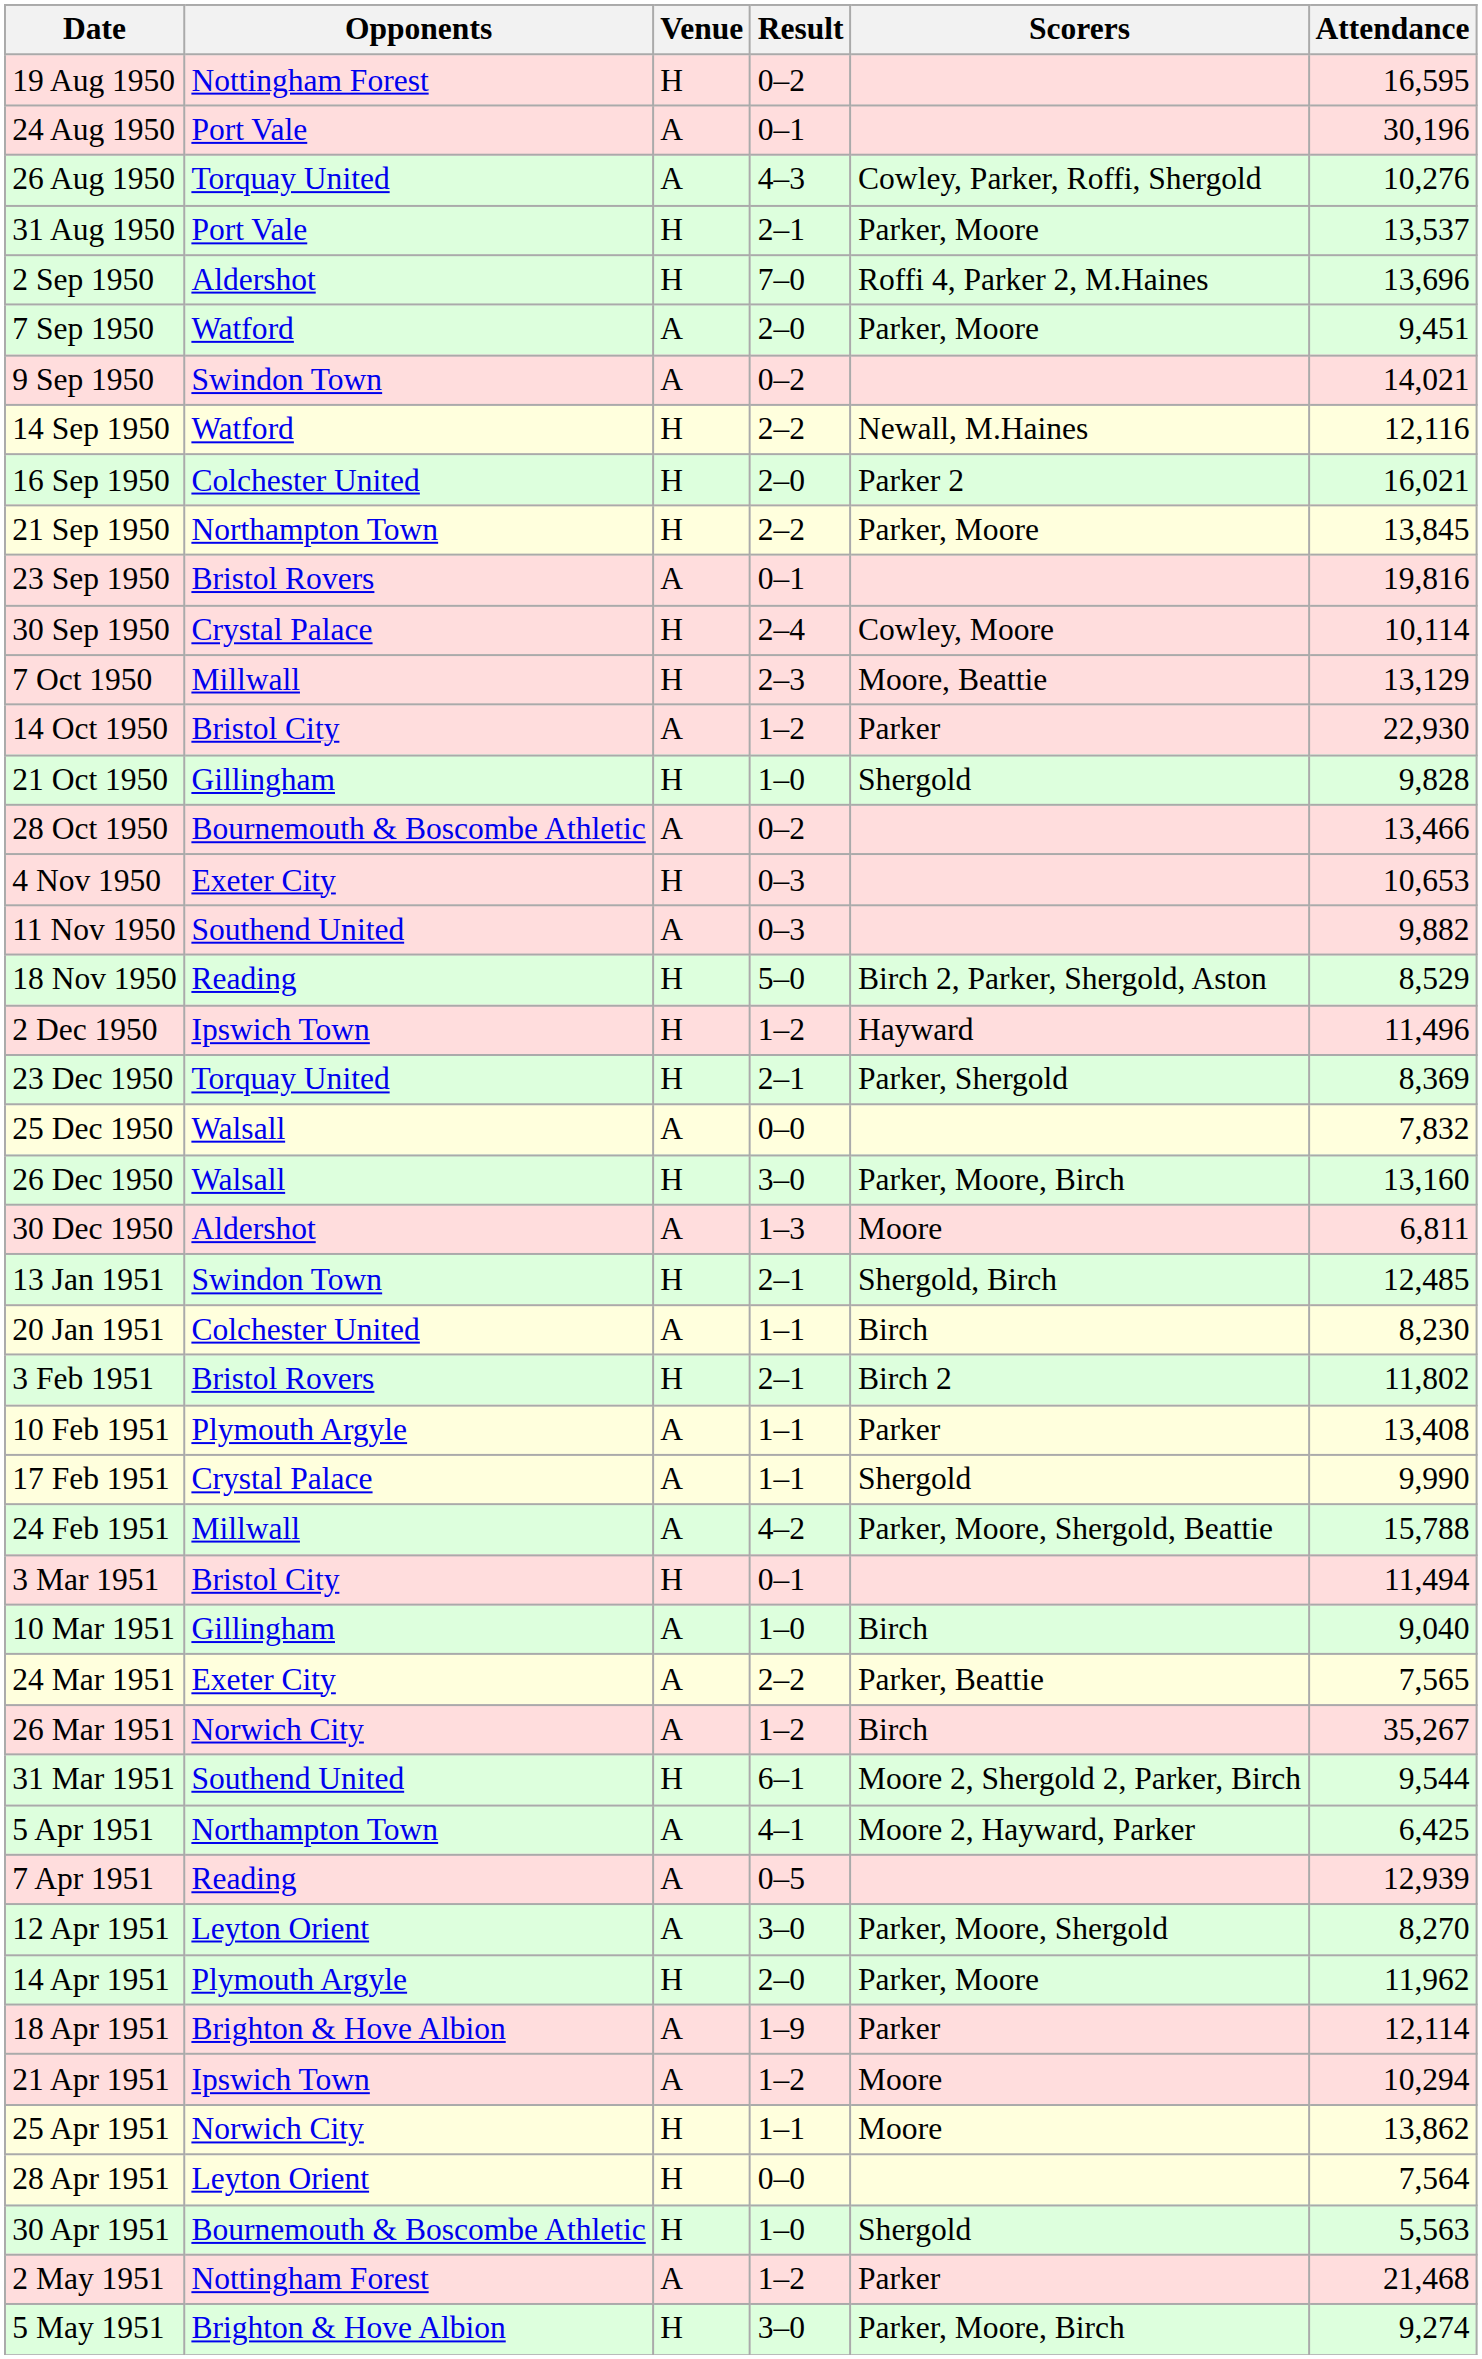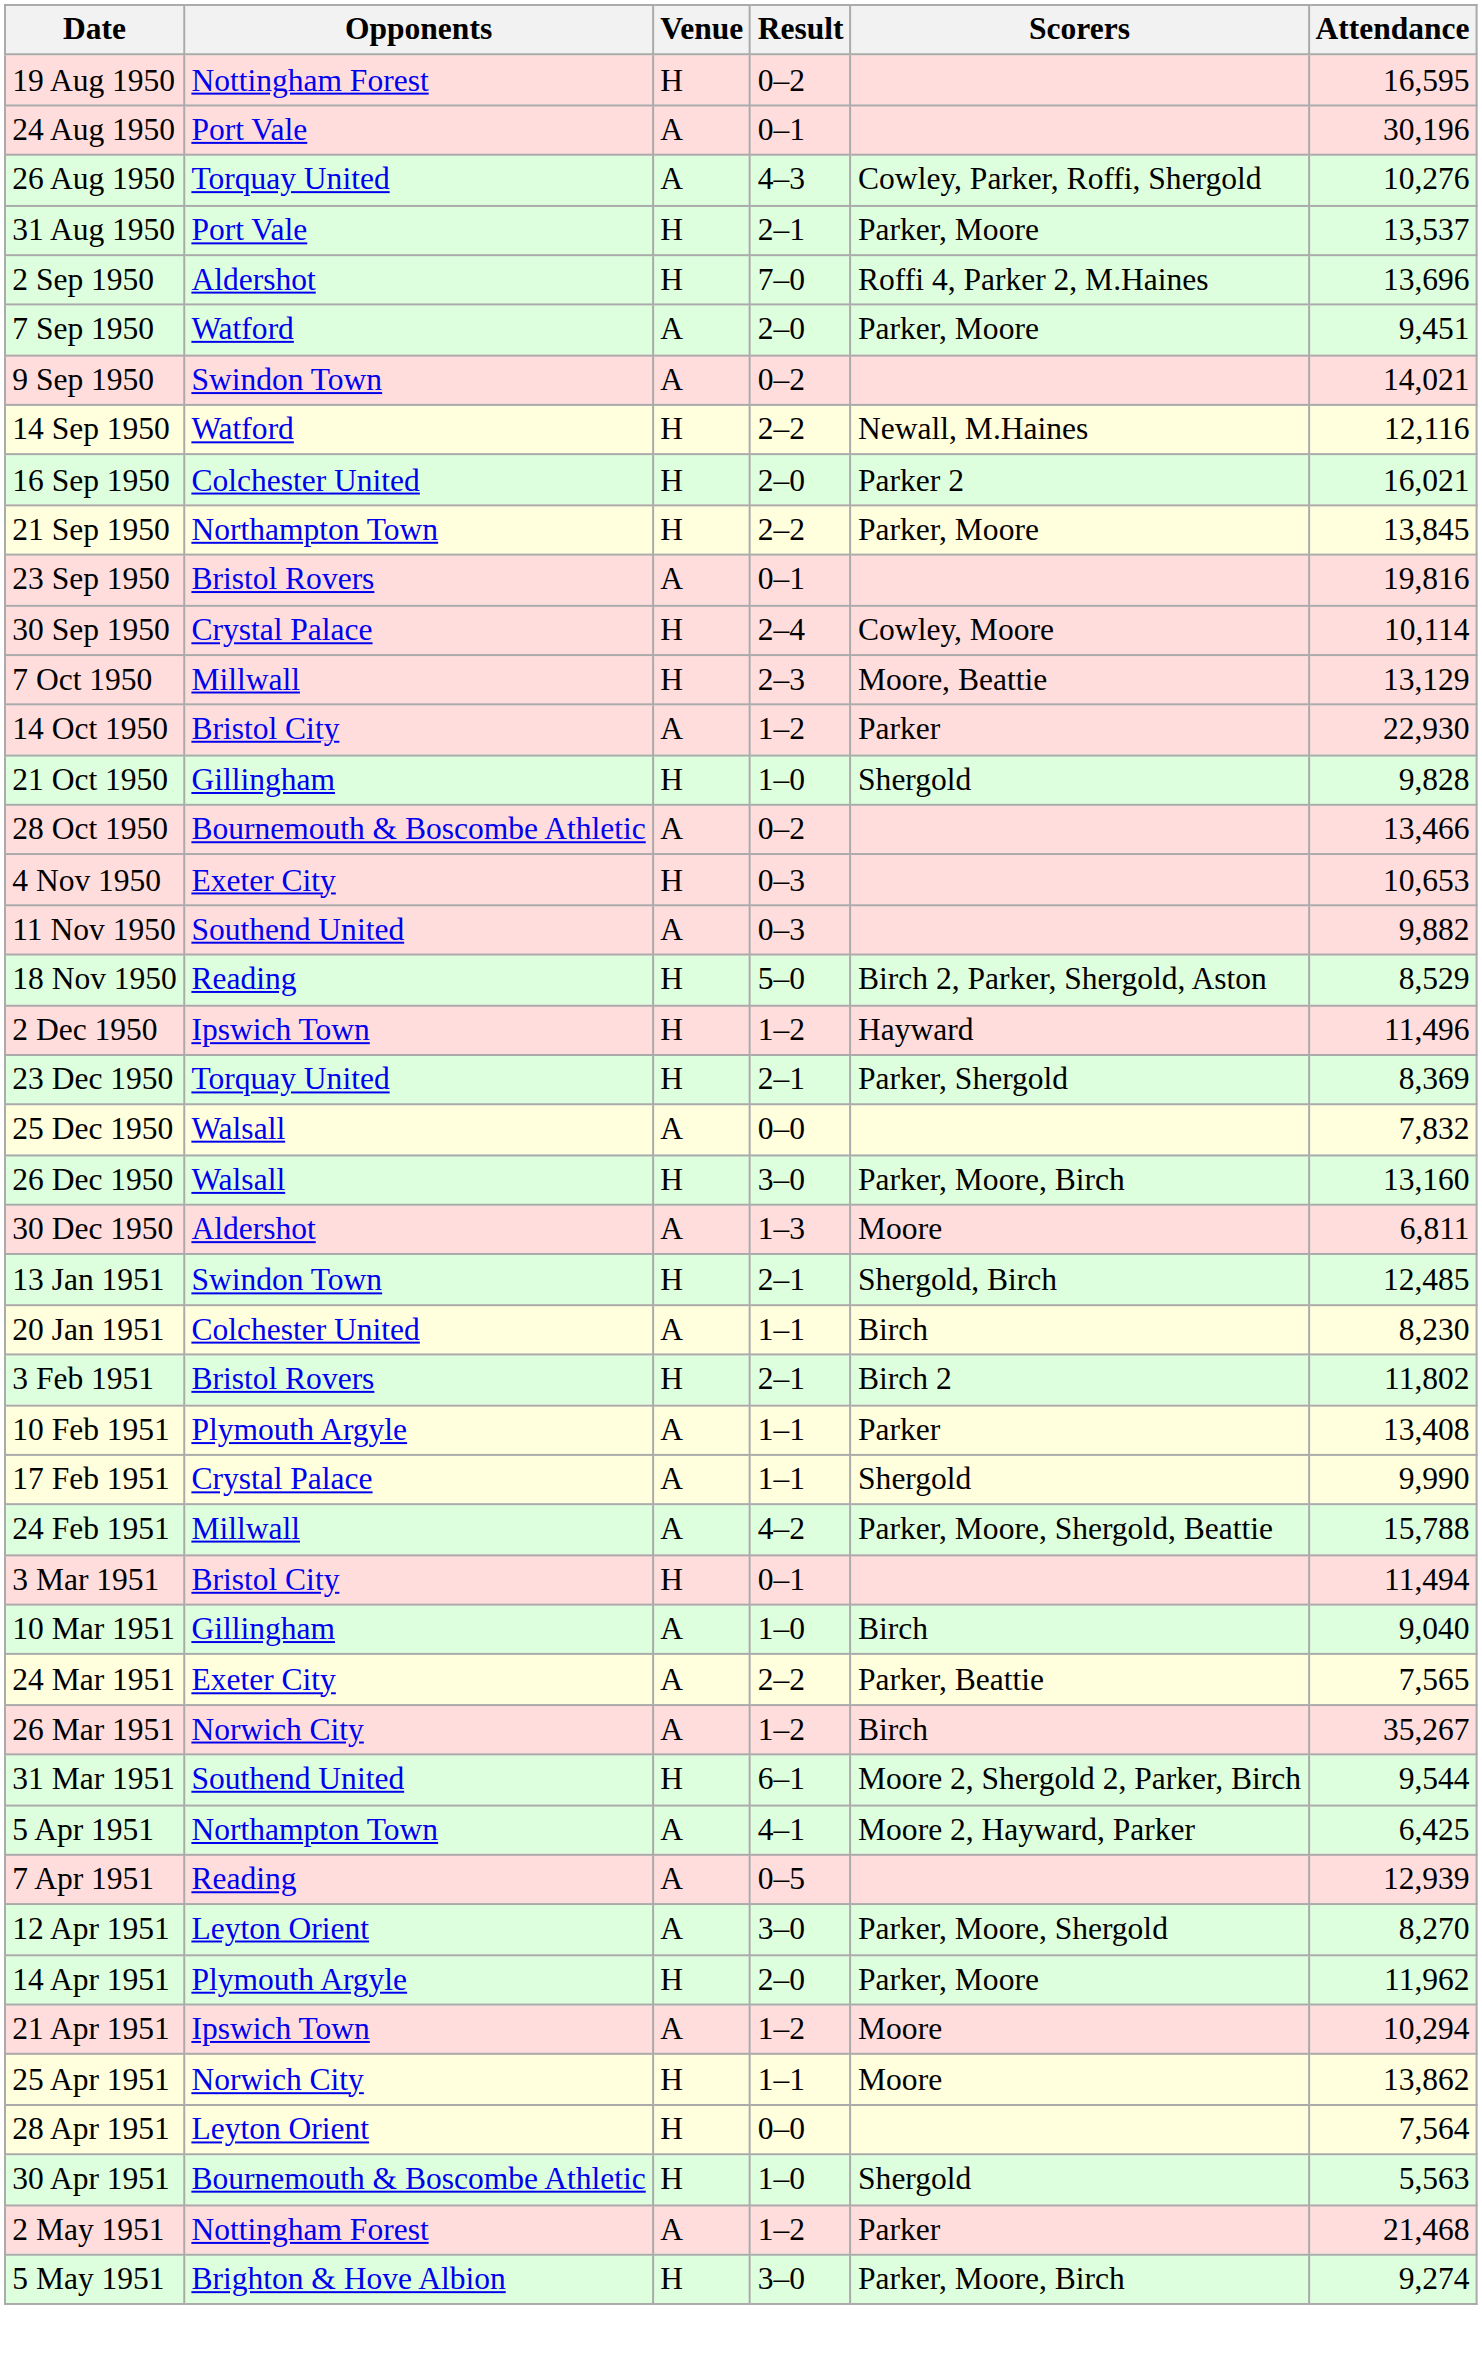- row: (91, 2029)
